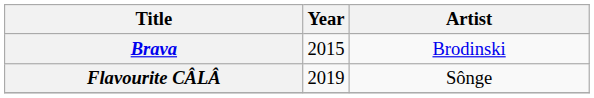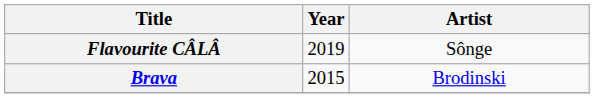rows swapped: (154, 48) <-> (154, 78)
